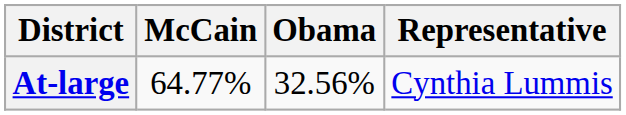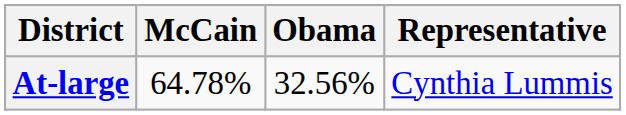(201, 82) 64.77% -> (201, 82) 64.78%
